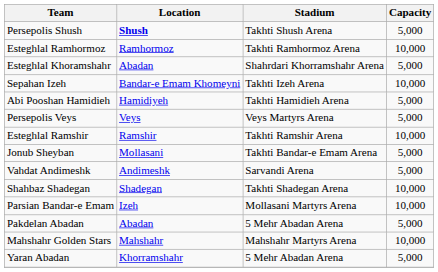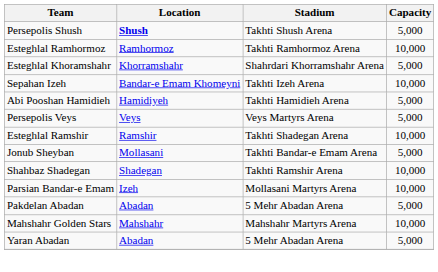(136, 65) Abadan -> (151, 65) Khorramshahr
(294, 135) Takhti Ramshir Arena -> (297, 135) Takhti Shadegan Arena
- row: (49, 170)
(297, 188) Takhti Shadegan Arena -> (294, 170) Takhti Ramshir Arena
(151, 258) Khorramshahr -> (136, 240) Abadan
